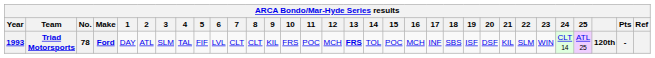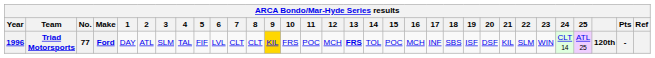(15, 42) 1993 -> (15, 42) 1996
(85, 42) 78 -> (85, 42) 77
(272, 42) no background -> (272, 42) gold background
